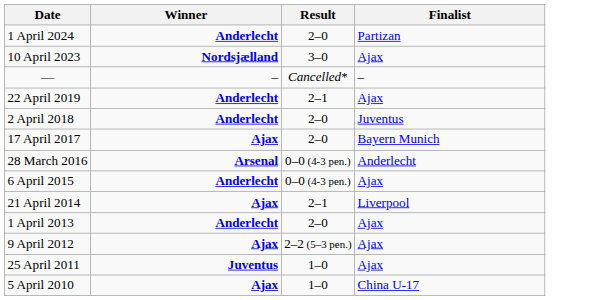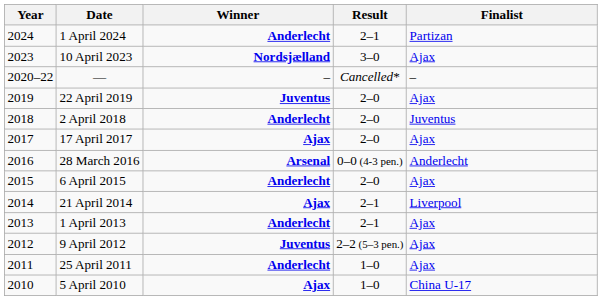+ column: (30, 14)
(318, 35) 2–0 -> (370, 35) 2–1
(247, 98) Anderlecht -> (305, 98) Juventus
(318, 98) 2–1 -> (370, 98) 2–0
(399, 139) Bayern Munich -> (422, 139) Ajax
(318, 181) 0–0 (4-3 pen.) -> (370, 181) 2–0
(318, 222) 2–0 -> (370, 222) 2–1
(265, 243) Ajax -> (305, 243) Juventus
(253, 264) Juventus -> (299, 264) Anderlecht
